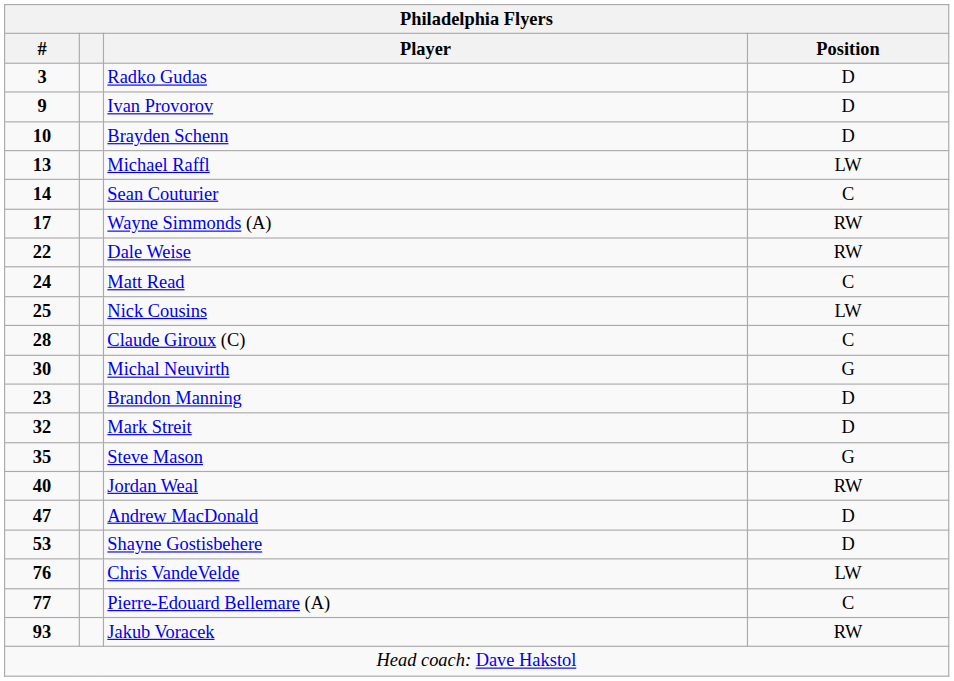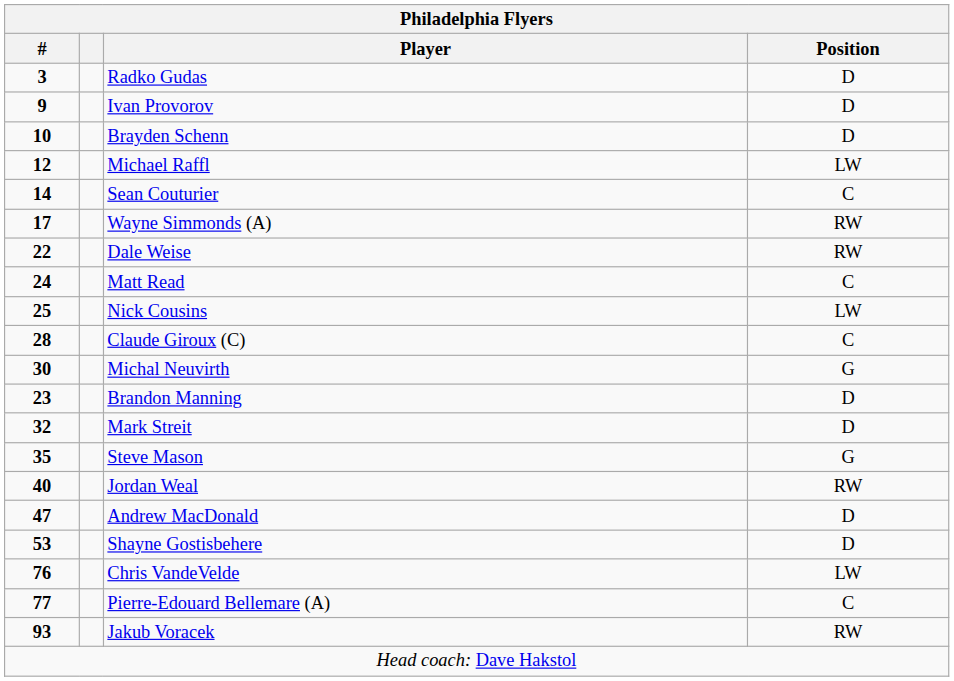(42, 164) 13 -> (42, 164) 12
